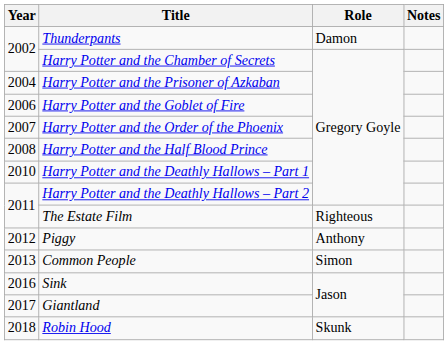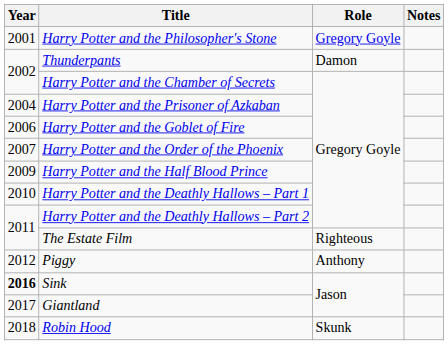+ row: (159, 37)
(22, 149) 2008 -> (22, 171) 2009
- row: (89, 261)
(22, 283) normal -> (22, 283) bold
